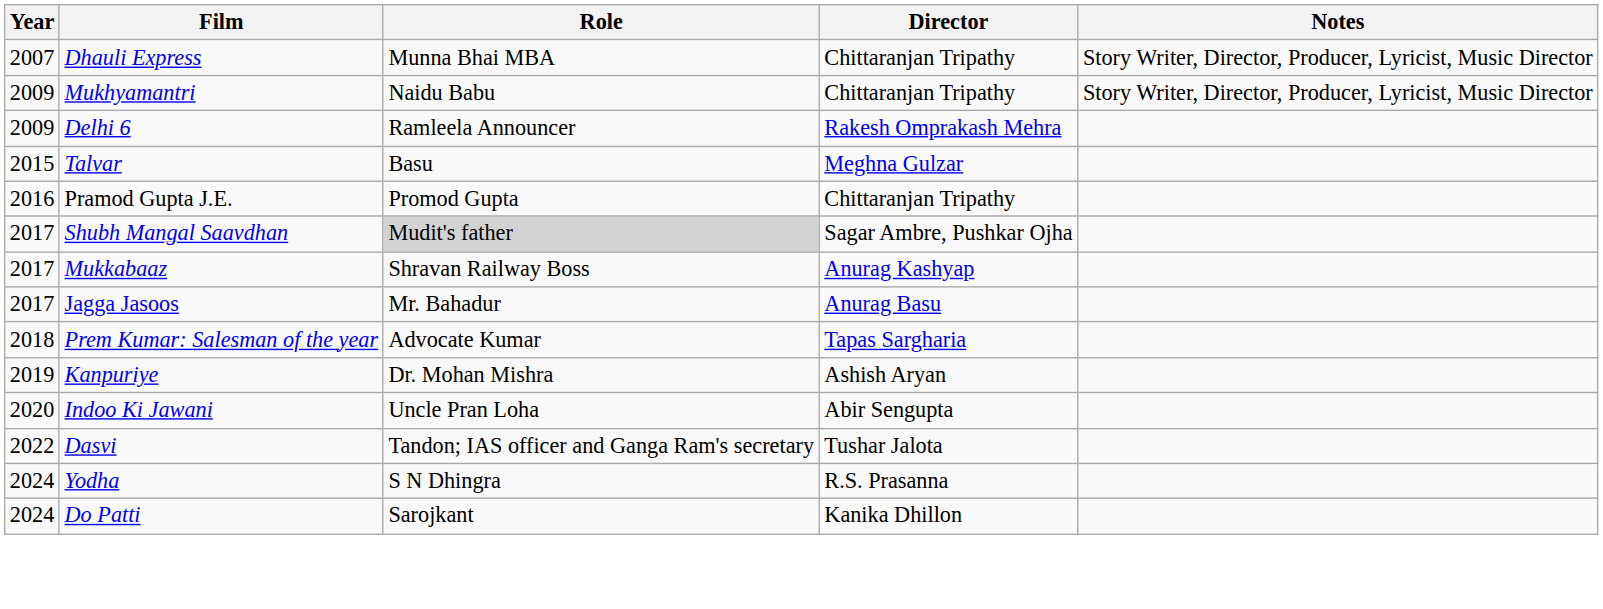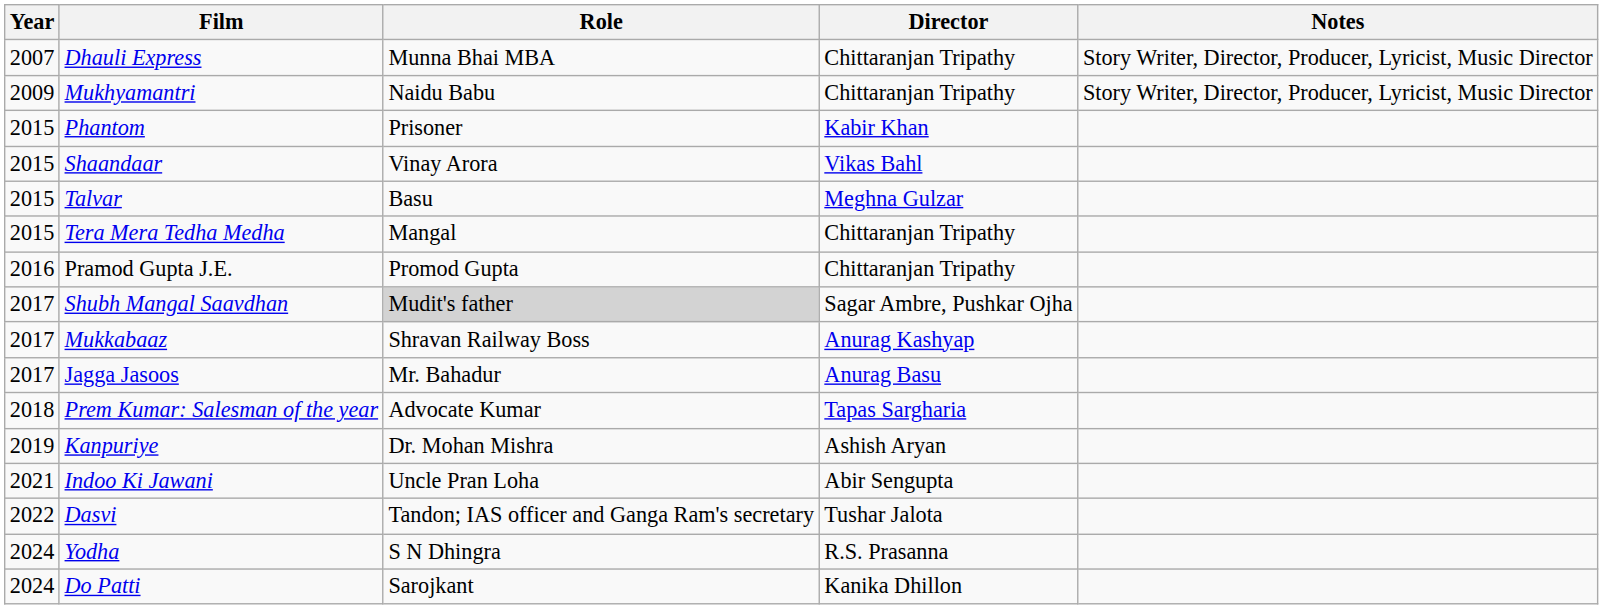- row: (98, 127)
+ row: (105, 127)
+ row: (113, 163)
+ row: (175, 233)
(32, 410) 2020 -> (32, 480) 2021
